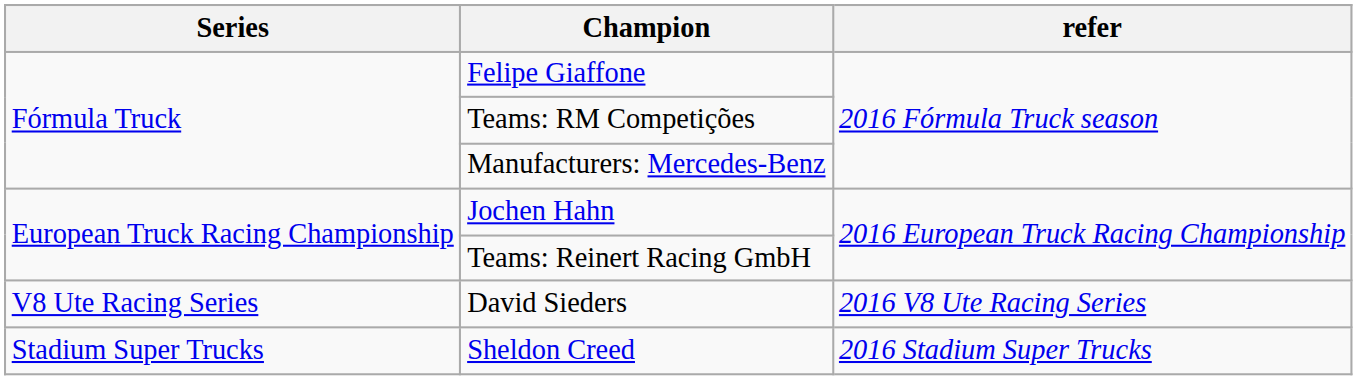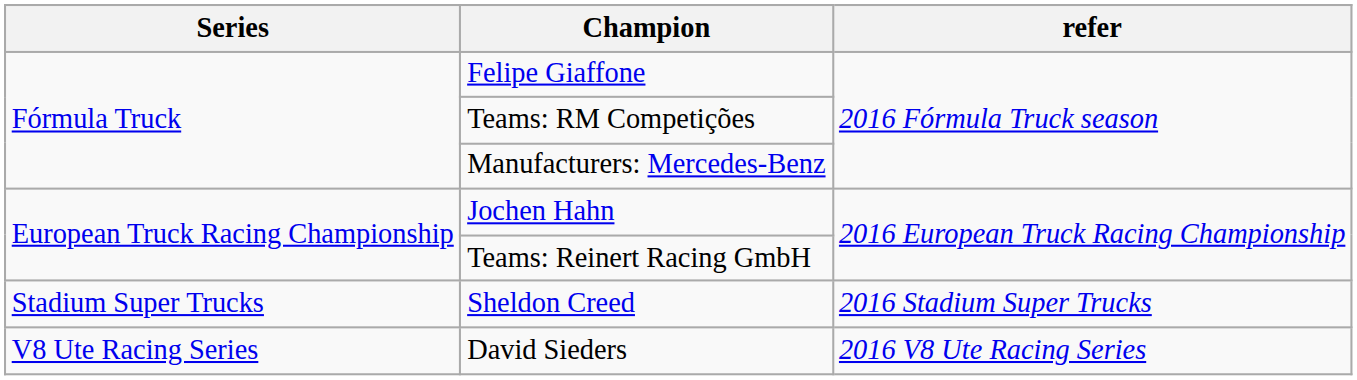rows swapped: (551, 349) <-> (547, 303)
